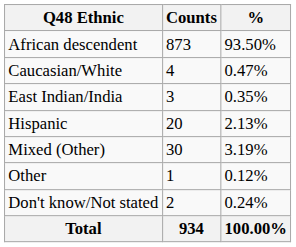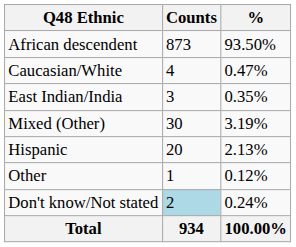rows swapped: (57, 149) <-> (38, 123)
(170, 202) no background -> (170, 202) lightblue background
